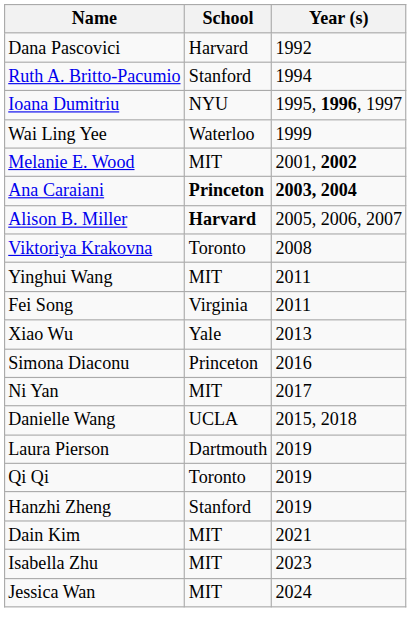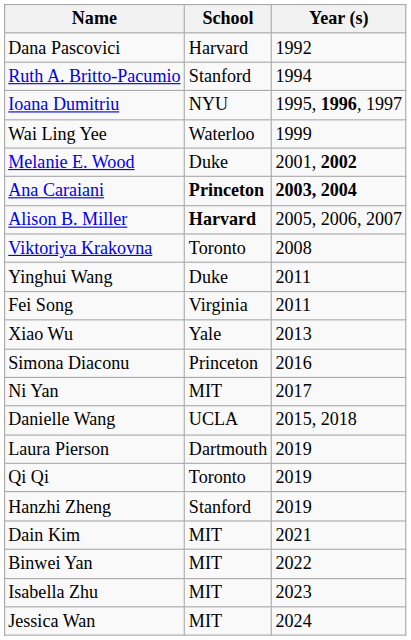(205, 162) MIT -> (208, 162) Duke
(205, 276) MIT -> (208, 276) Duke
+ row: (50, 563)
